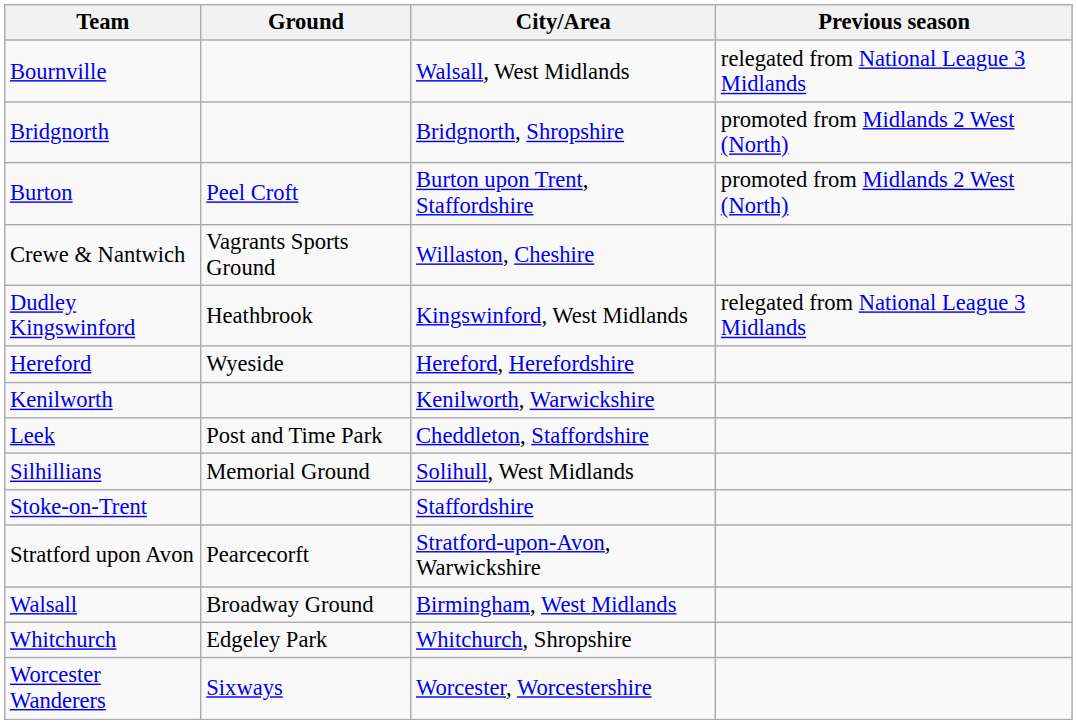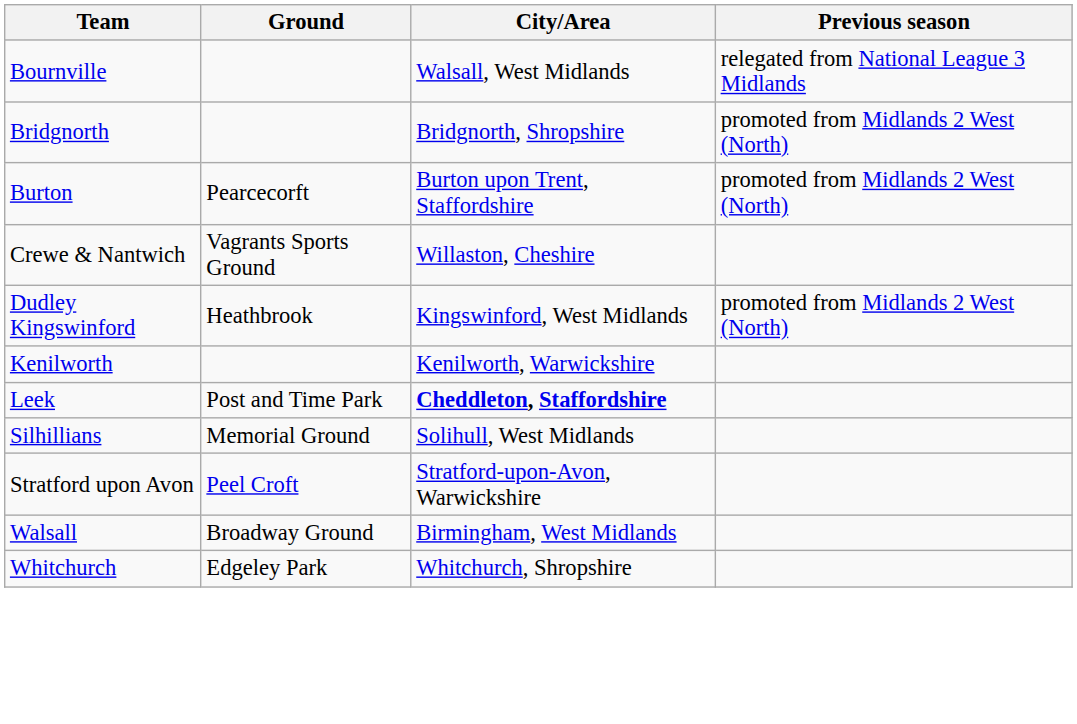(252, 193) Peel Croft -> (258, 193) Pearcecorft
(873, 315) relegated from National League 3 Midlands -> (867, 315) promoted from Midlands 2 West (North)
- row: (51, 363)
(532, 435) normal -> (541, 399) bold
- row: (78, 507)
(258, 555) Pearcecorft -> (252, 483) Peel Croft
- row: (58, 688)
